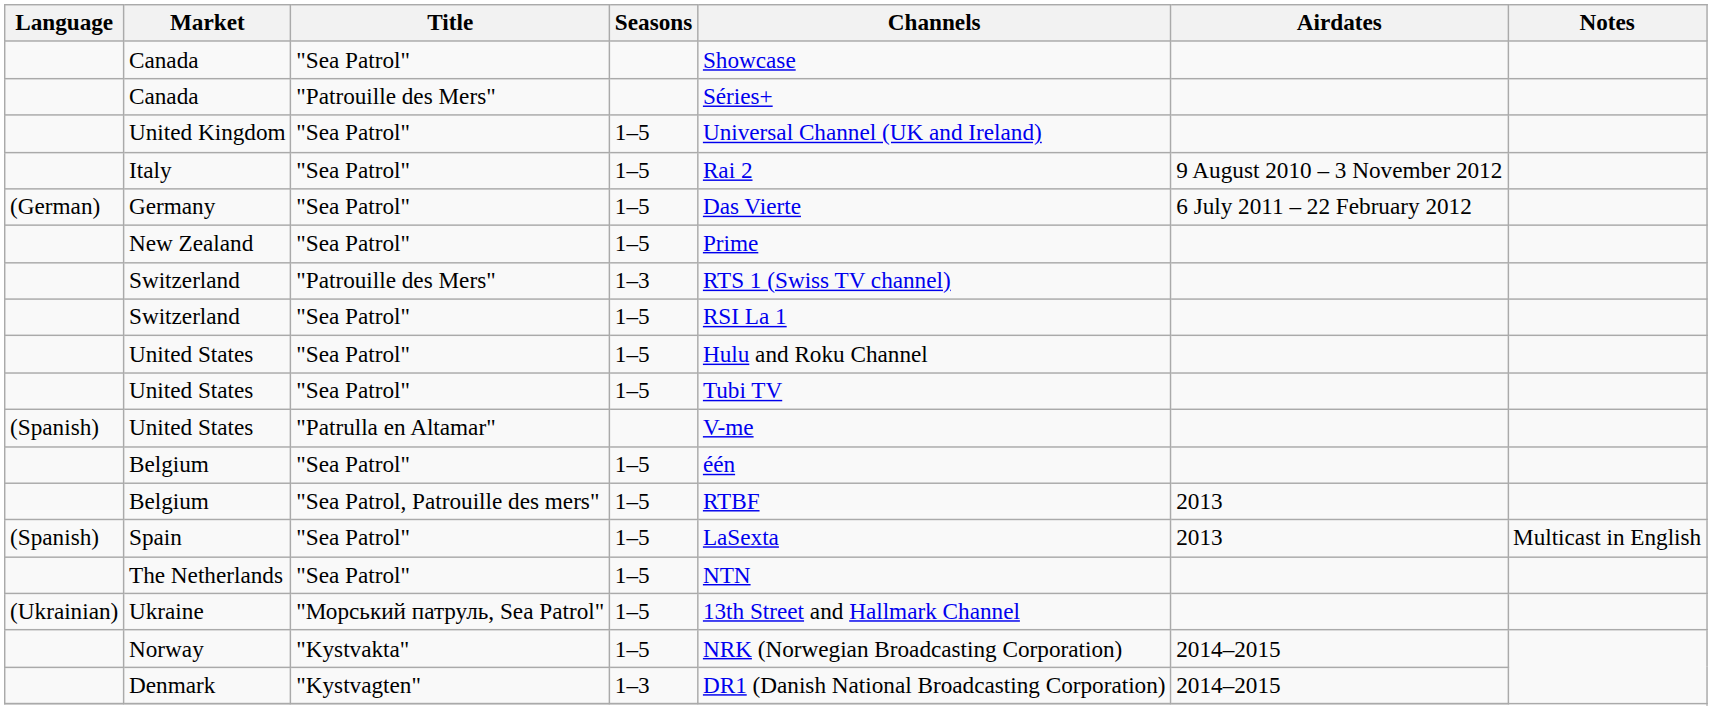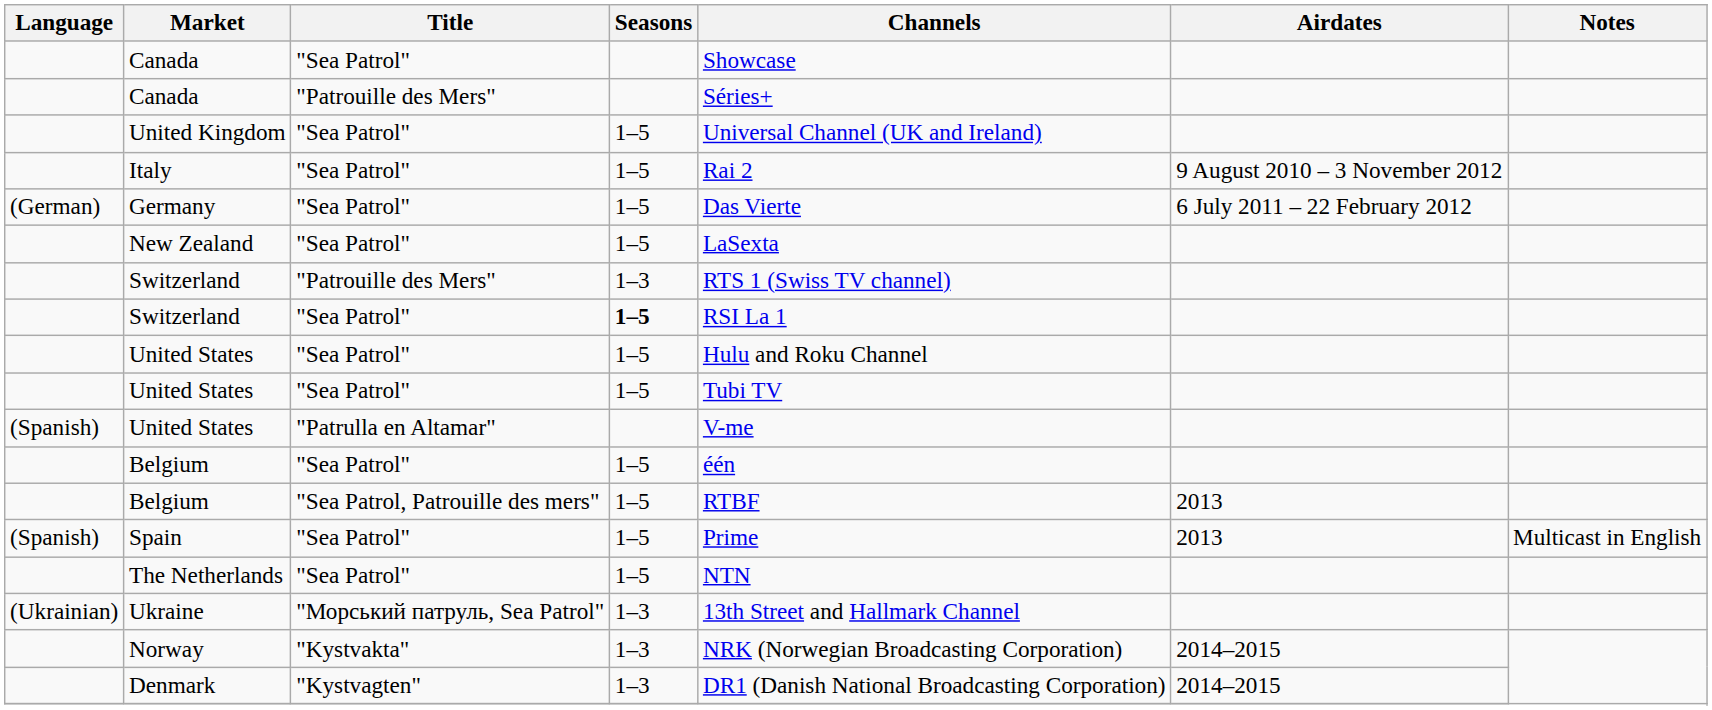(731, 243) Prime -> (741, 243) LaSexta
(632, 317) normal -> (632, 317) bold
(741, 538) LaSexta -> (731, 538) Prime
(632, 611) 1–5 -> (632, 611) 1–3
(632, 648) 1–5 -> (632, 648) 1–3
